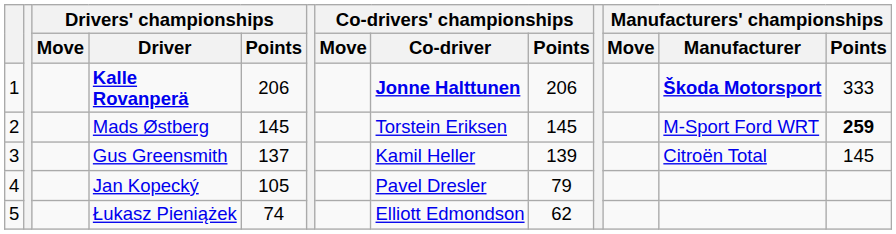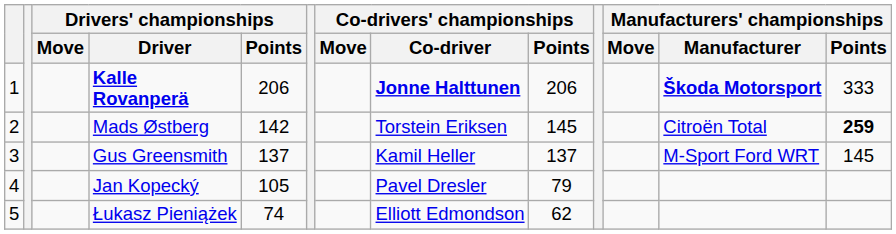(274, 127) 145 -> (274, 127) 142
(741, 127) M-Sport Ford WRT -> (715, 127) Citroën Total
(562, 156) 139 -> (562, 156) 137
(715, 156) Citroën Total -> (741, 156) M-Sport Ford WRT
